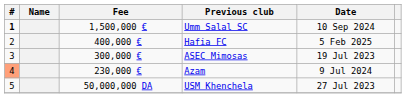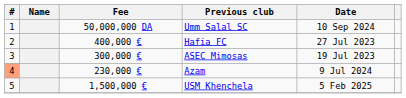(12, 26) bold -> (12, 26) normal
(121, 26) 1,500,000 € -> (121, 26) 50,000,000 DA
(346, 41) 5 Feb 2025 -> (346, 41) 27 Jul 2023
(121, 85) 50,000,000 DA -> (121, 85) 1,500,000 €
(346, 85) 27 Jul 2023 -> (346, 85) 5 Feb 2025
